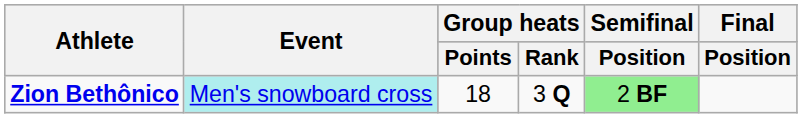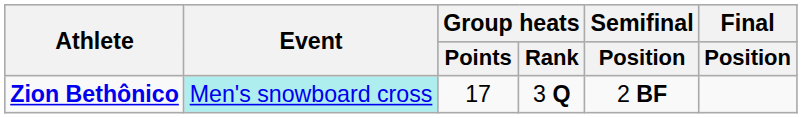(478, 95) 18 -> (478, 95) 17
(642, 95) lightgreen background -> (642, 95) no background
